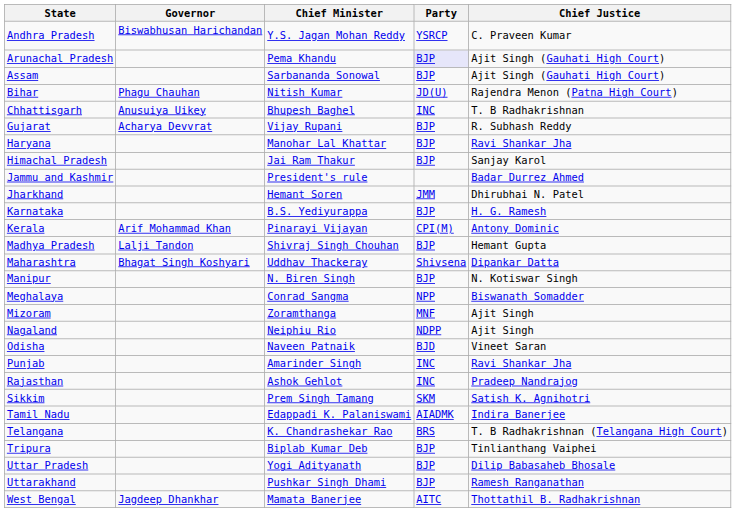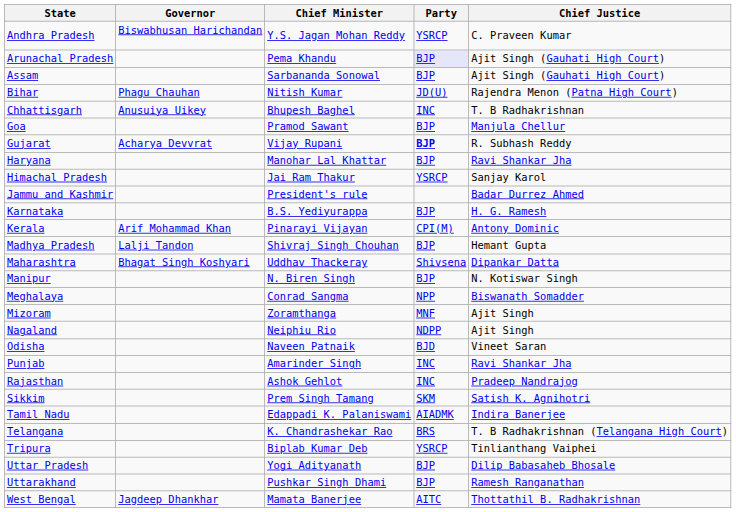+ row: (16, 127)
(426, 127) normal -> (426, 144) bold
(426, 160) BJP -> (432, 177) YSRCP
- row: (35, 194)
(426, 449) BJP -> (432, 449) YSRCP
